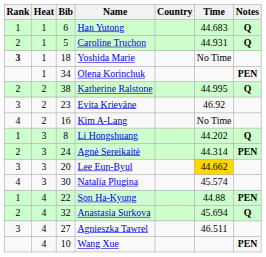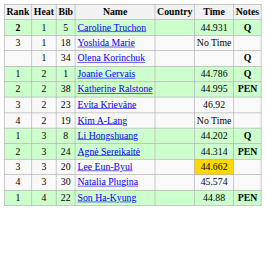- row: (101, 27)
(18, 43) normal -> (18, 27) bold
(18, 58) bold -> (18, 43) normal
(247, 74) PEN -> (247, 58) Q
+ row: (106, 74)
(247, 89) Q -> (247, 89) PEN
(66, 120) 16 -> (66, 120) 19
- row: (114, 213)
- row: (113, 228)
- row: (98, 244)
